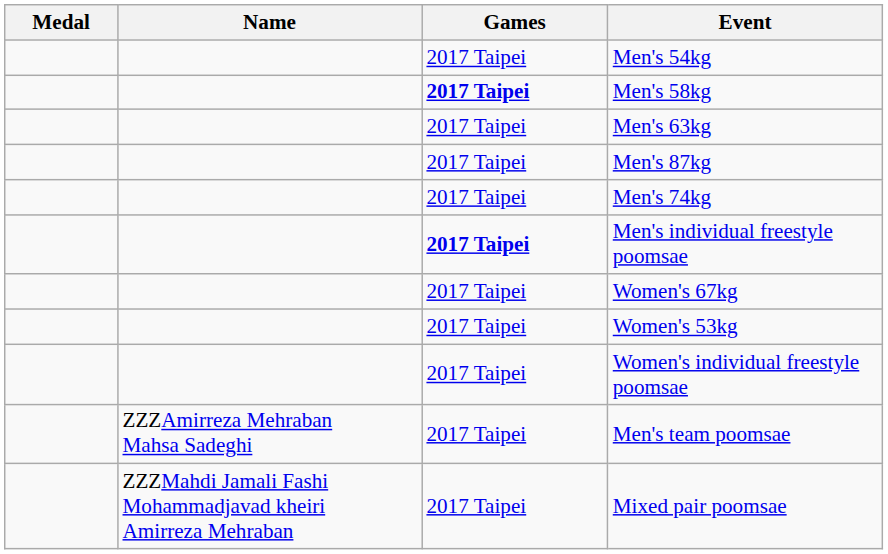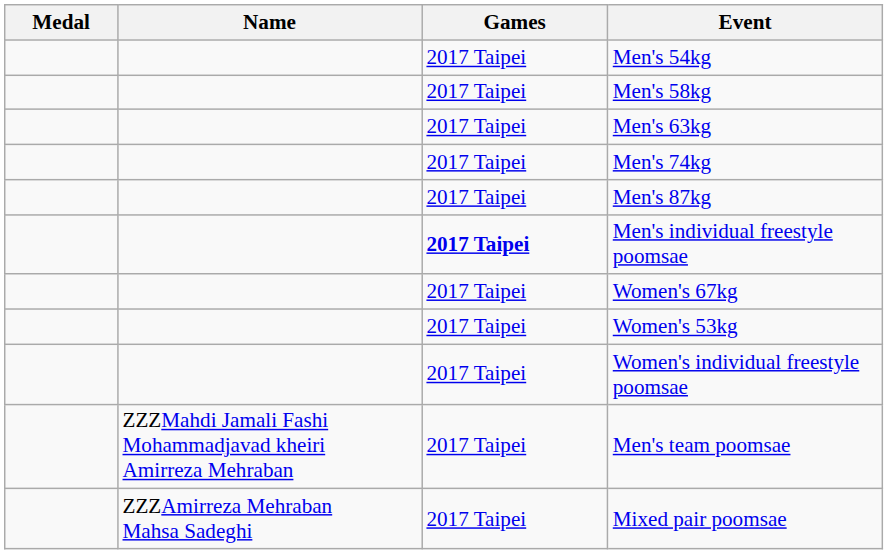(478, 92) bold -> (476, 92) normal
rows swapped: (662, 161) <-> (662, 196)
(227, 433) ZZZAmirreza Mehraban Mahsa Sadeghi -> (225, 446) ZZZMahdi Jamali Fashi Mohammadjavad kheiri Amirreza Mehraban
(225, 506) ZZZMahdi Jamali Fashi Mohammadjavad kheiri Amirreza Mehraban -> (227, 518) ZZZAmirreza Mehraban Mahsa Sadeghi
